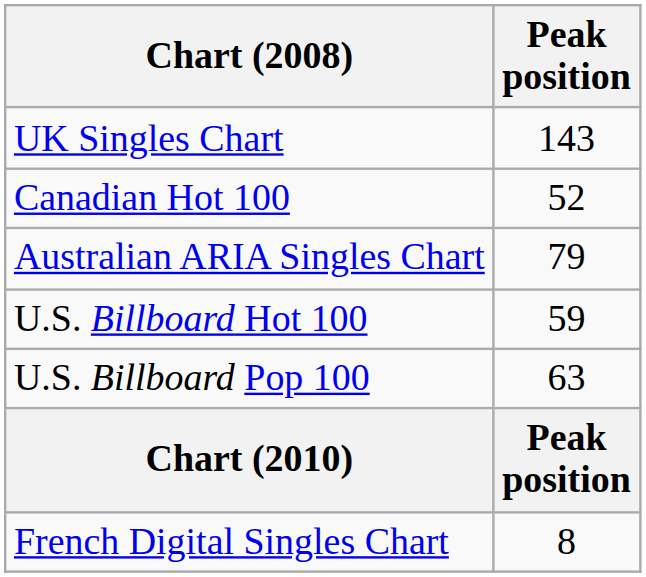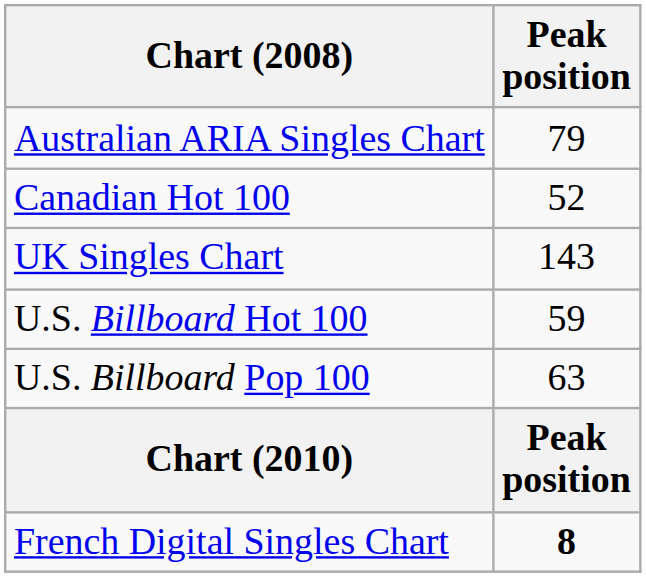rows swapped: (249, 257) <-> (149, 137)
(567, 540) normal -> (567, 540) bold
